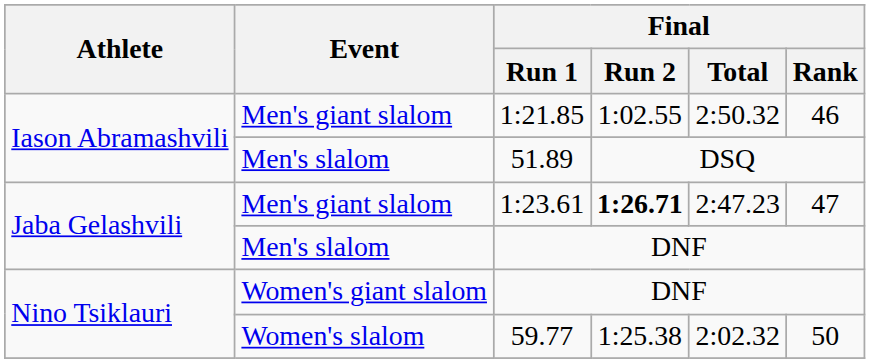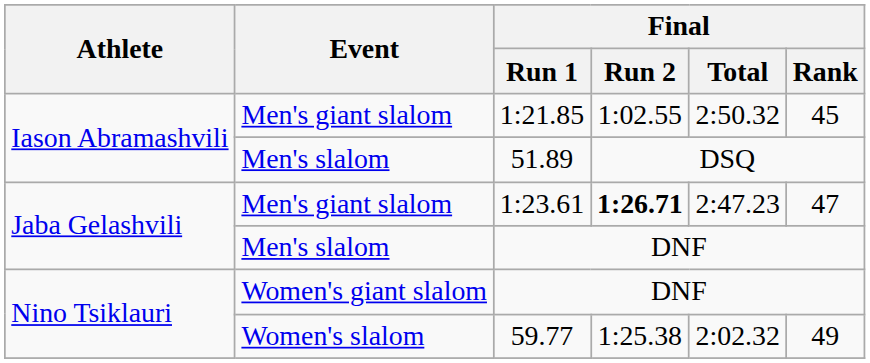(825, 114) 46 -> (825, 114) 45
(825, 335) 50 -> (825, 335) 49
